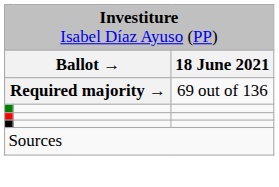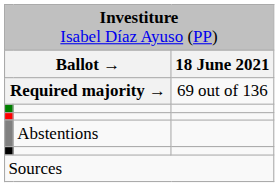+ row: (9, 133)
